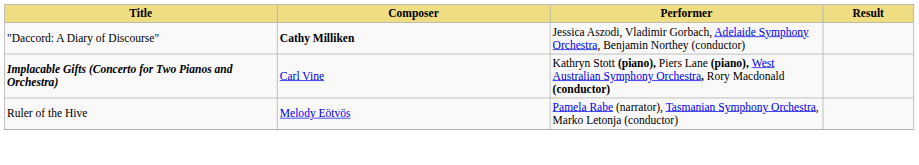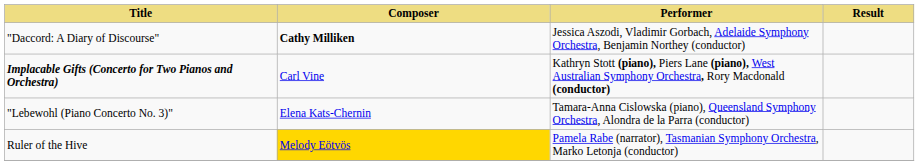+ row: (90, 113)
(315, 113) no background -> (315, 145) gold background
